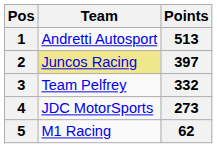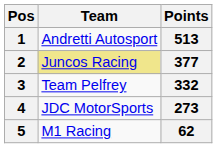(186, 62) 397 -> (186, 62) 377
